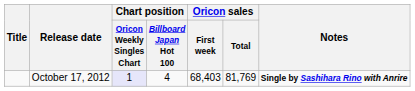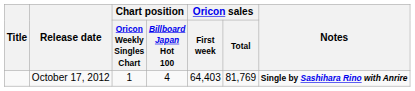(129, 78) lavender background -> (129, 78) no background
(205, 78) 68,403 -> (205, 78) 64,403
